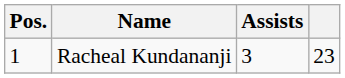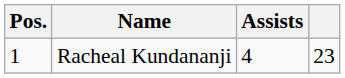(247, 55) 3 -> (247, 55) 4
